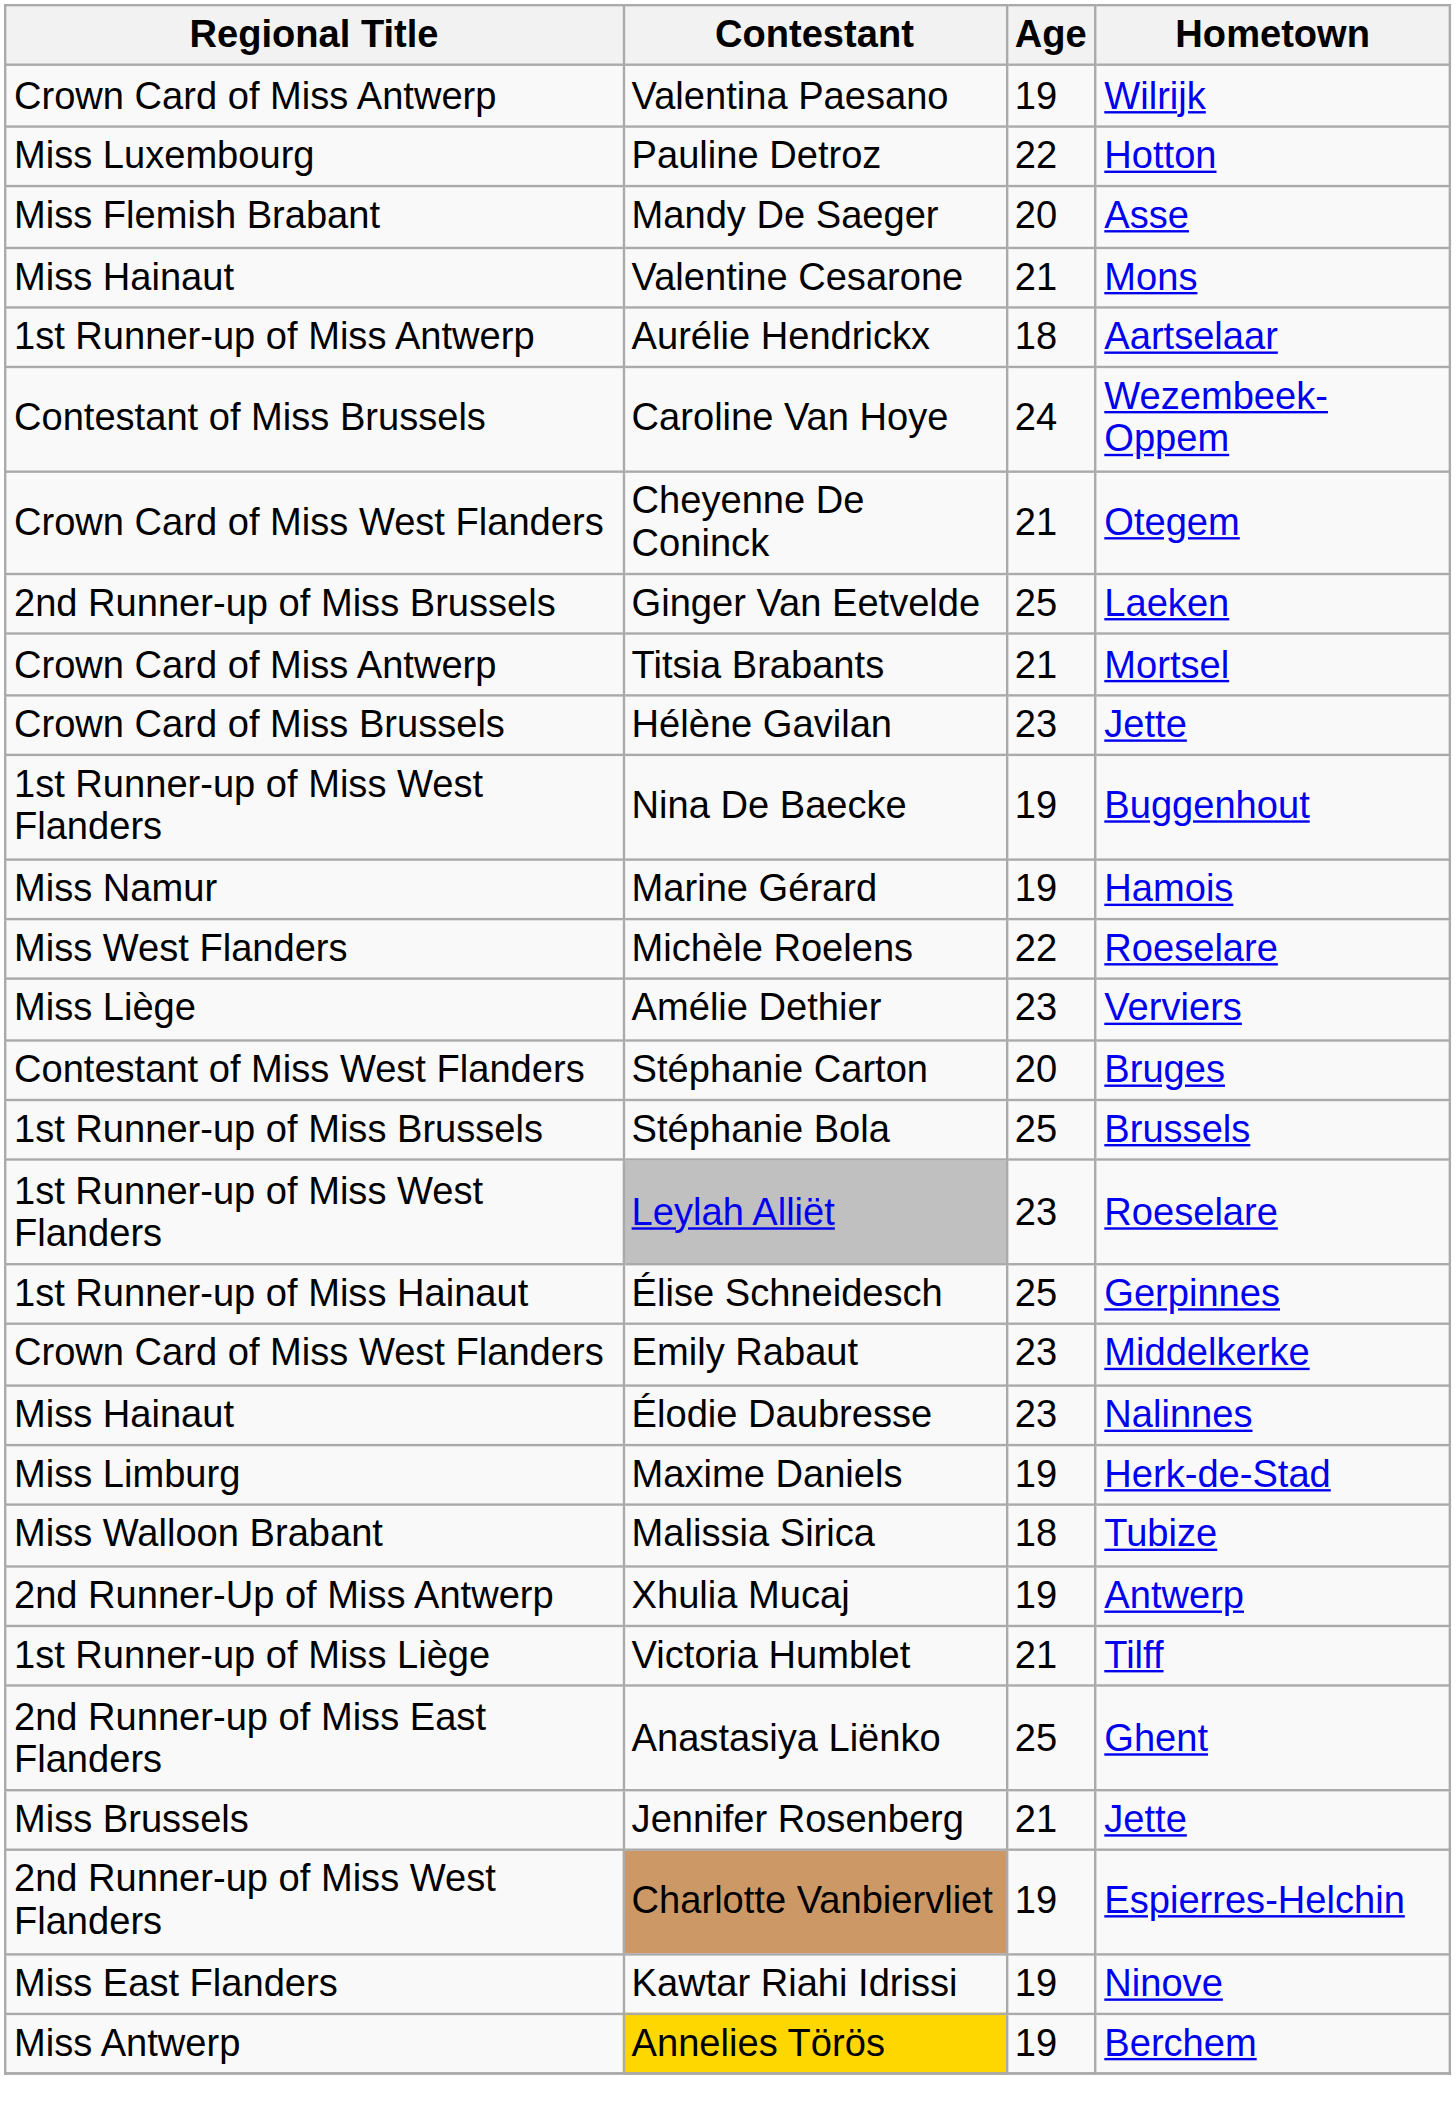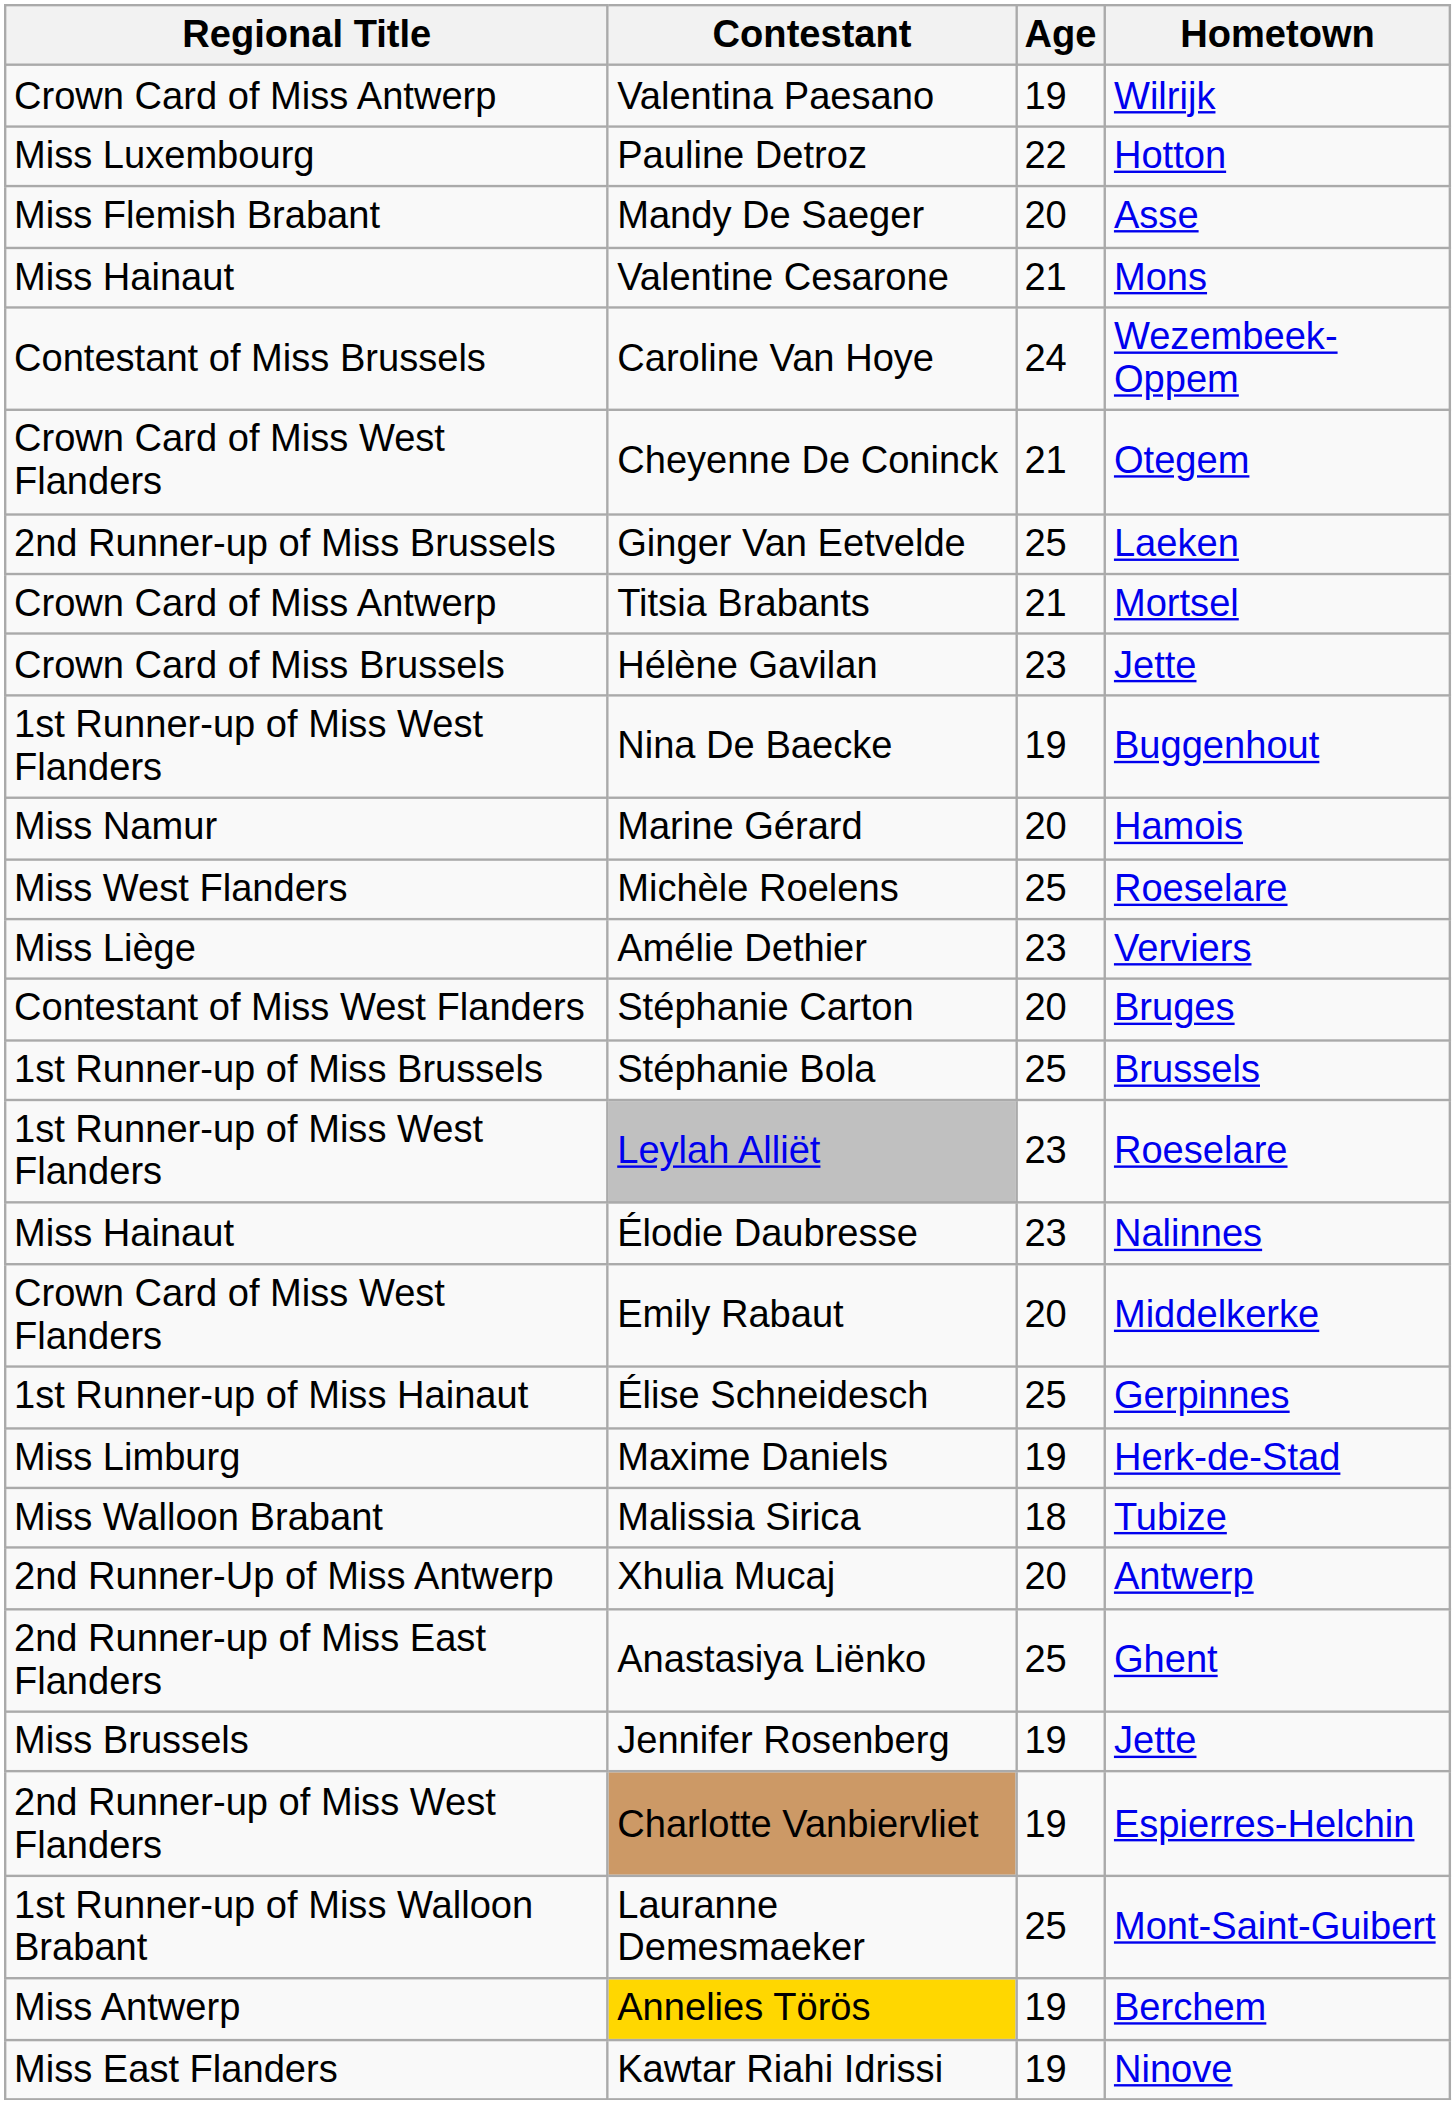- row: (781, 336)
(1036, 887) 19 -> (1046, 827) 20
(1036, 948) 22 -> (1046, 887) 25
rows swapped: (787, 1293) <-> (782, 1413)
(1036, 1353) 23 -> (1046, 1314) 20
(1036, 1595) 19 -> (1046, 1577) 20
- row: (771, 1655)
(1036, 1819) 21 -> (1046, 1741) 19
+ row: (741, 1926)
rows swapped: (758, 2043) <-> (795, 1982)
